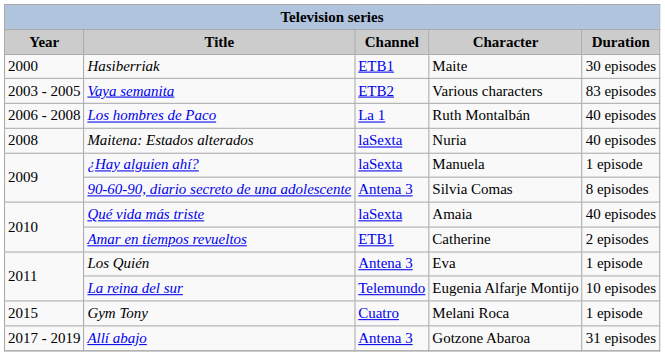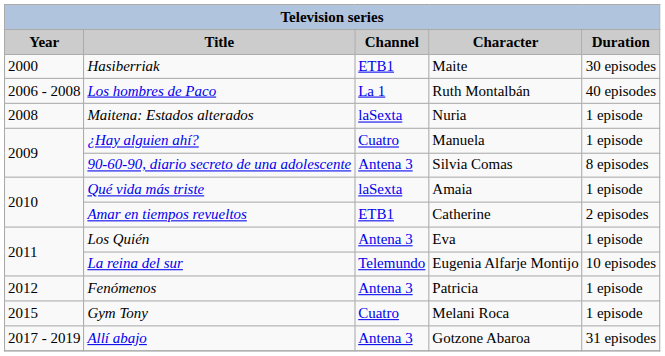- row: (131, 91)
(621, 140) 40 episodes -> (614, 116) 1 episode
(380, 165) laSexta -> (379, 140) Cuatro
(621, 214) 40 episodes -> (614, 190) 1 episode
+ row: (122, 288)
